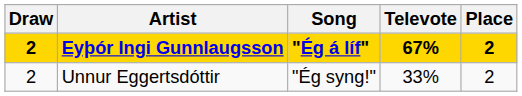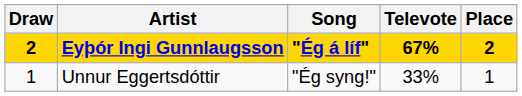(31, 76) 2 -> (31, 76) 1
(489, 76) 2 -> (489, 76) 1
